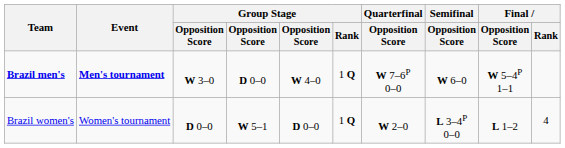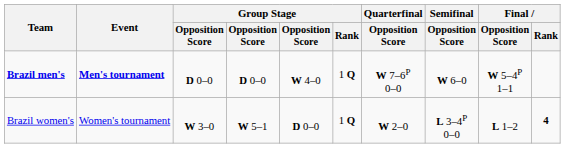(199, 81) W 3–0 -> (199, 81) D 0–0
(199, 127) D 0–0 -> (199, 127) W 3–0
(546, 120) normal -> (546, 120) bold
